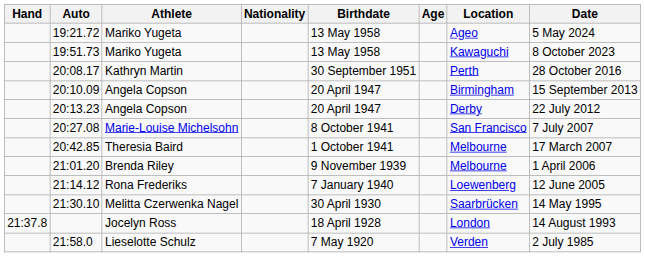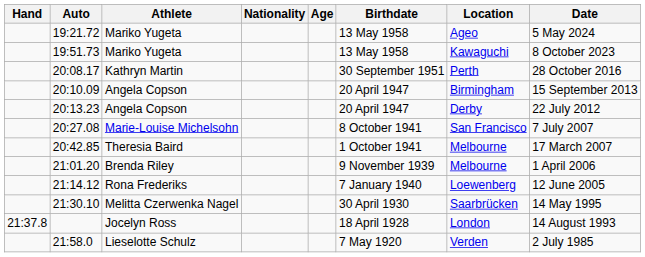columns swapped: (363, 14) <-> (433, 14)
